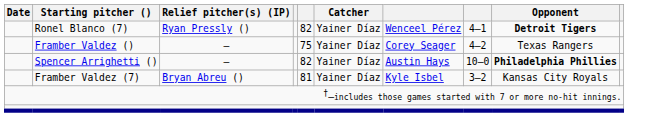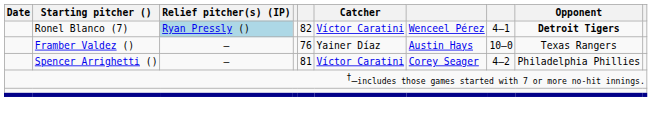(206, 29) no background -> (206, 29) lightblue background
(349, 29) Yainer Díaz -> (360, 29) Víctor Caratini
(306, 45) 75 -> (306, 45) 76
(420, 45) Corey Seager -> (441, 45) Austin Hays
(478, 45) 4–2 -> (501, 45) 10–0
(306, 61) 82 -> (306, 61) 81
(349, 61) Yainer Díaz -> (360, 61) Víctor Caratini
(418, 61) Austin Hays -> (444, 61) Corey Seager
(478, 61) 10–0 -> (501, 61) 4–2
(555, 61) bold -> (579, 61) normal
- row: (87, 78)
